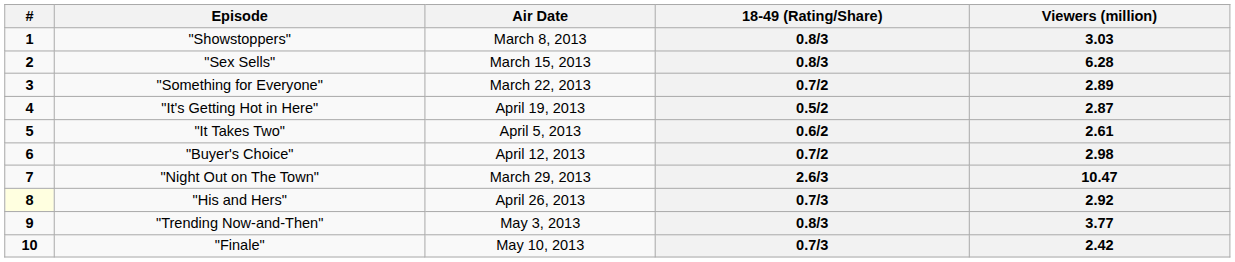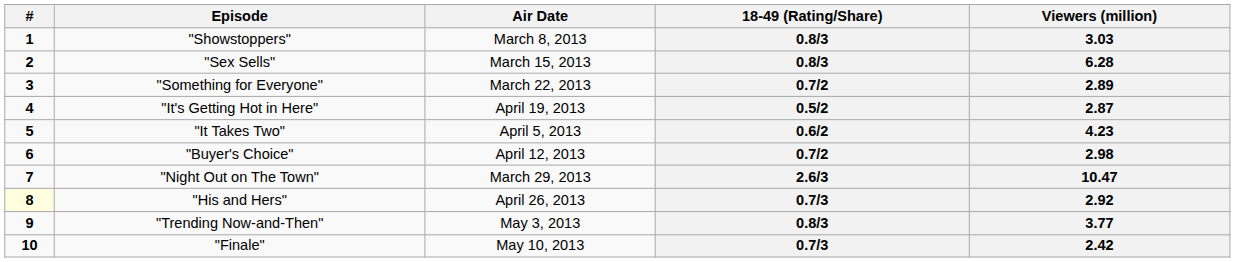(1099, 131) 2.61 -> (1099, 131) 4.23
